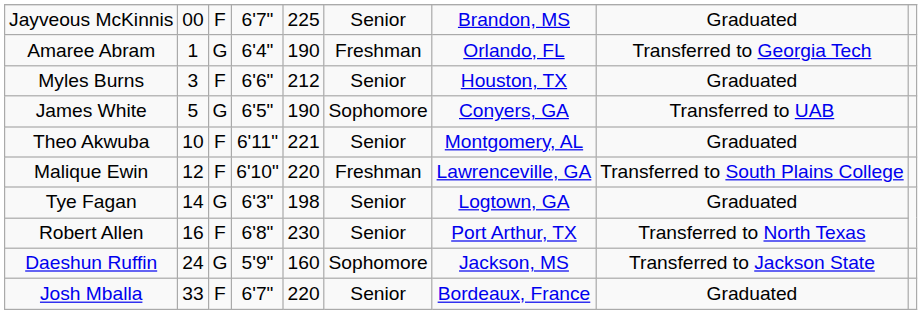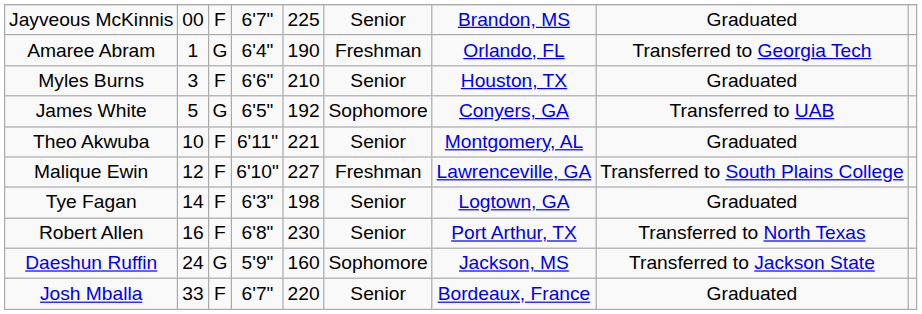(304, 80) 212 -> (304, 80) 210
(304, 111) 190 -> (304, 111) 192
(304, 171) 220 -> (304, 171) 227
(220, 202) G -> (220, 202) F
